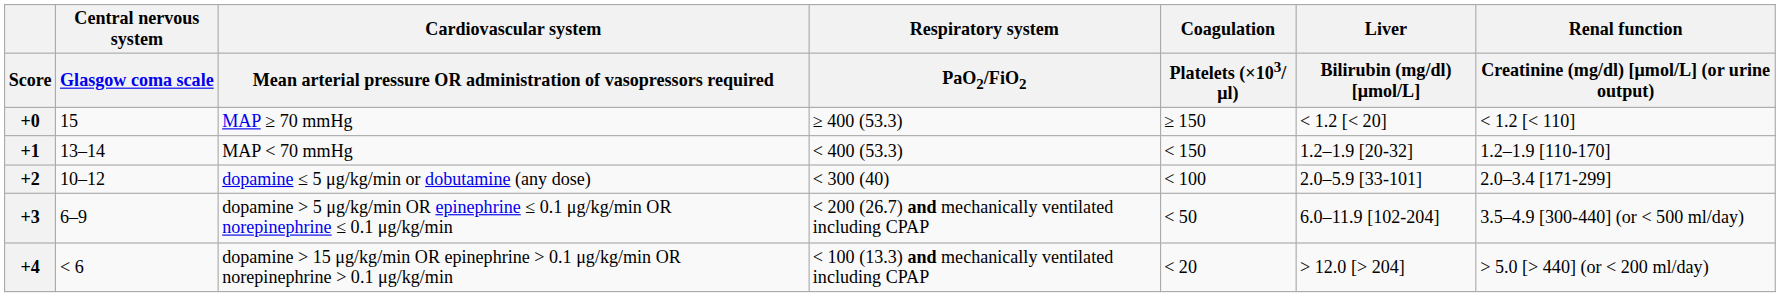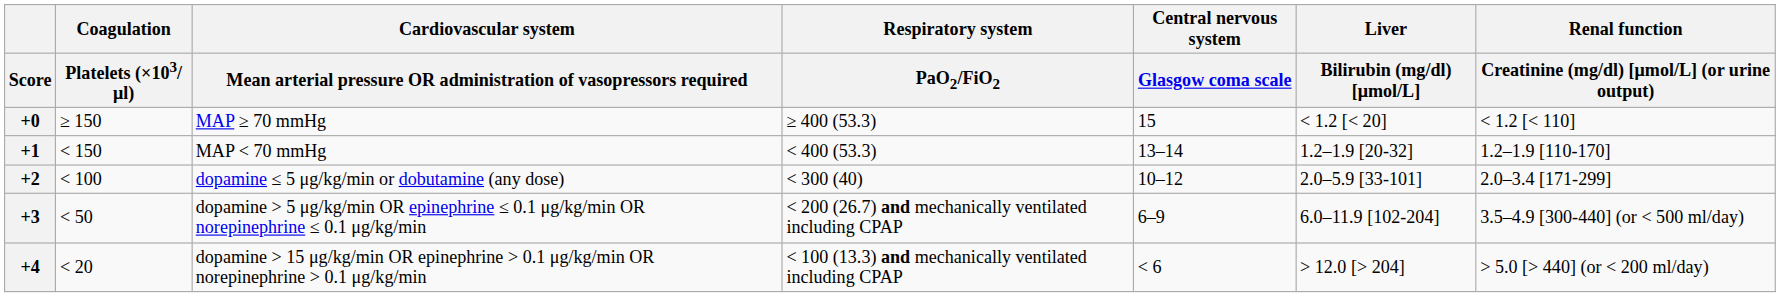columns swapped: (137, 80) <-> (1228, 80)
